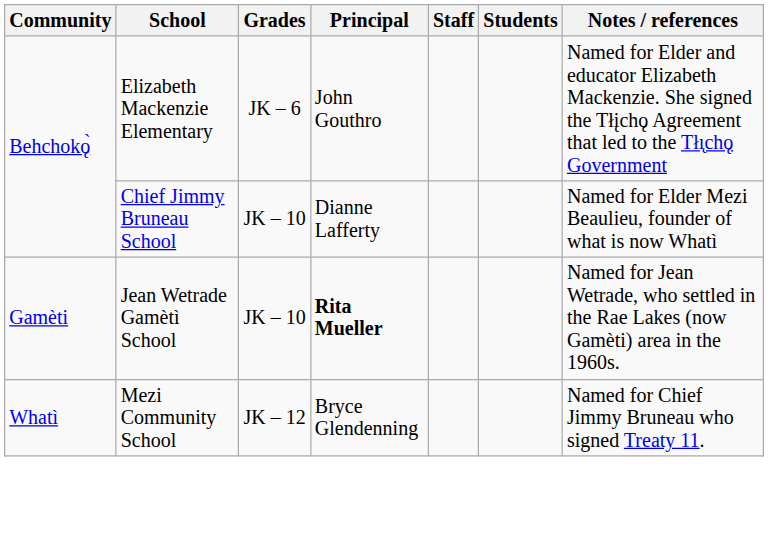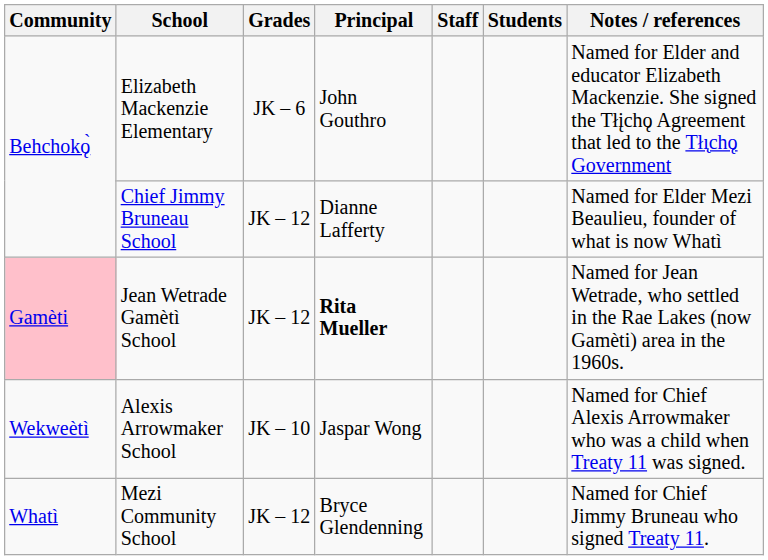(275, 218) JK – 10 -> (279, 218) JK – 12
(39, 318) no background -> (39, 318) pink background
(275, 318) JK – 10 -> (279, 318) JK – 12
+ row: (172, 428)
